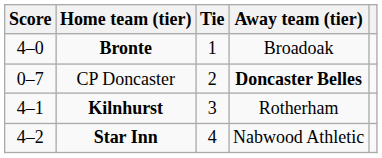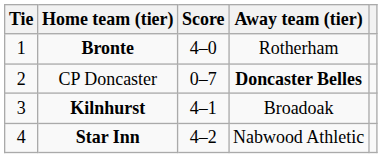columns swapped: (212, 18) <-> (30, 18)
(299, 48) Broadoak -> (299, 48) Rotherham
(299, 107) Rotherham -> (299, 107) Broadoak
